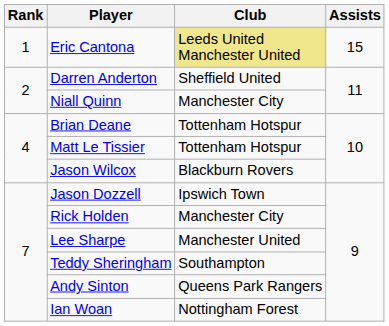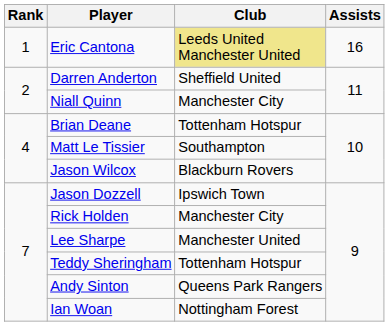(355, 47) 15 -> (355, 47) 16
(240, 147) Tottenham Hotspur -> (222, 147) Southampton
(222, 263) Southampton -> (240, 263) Tottenham Hotspur
